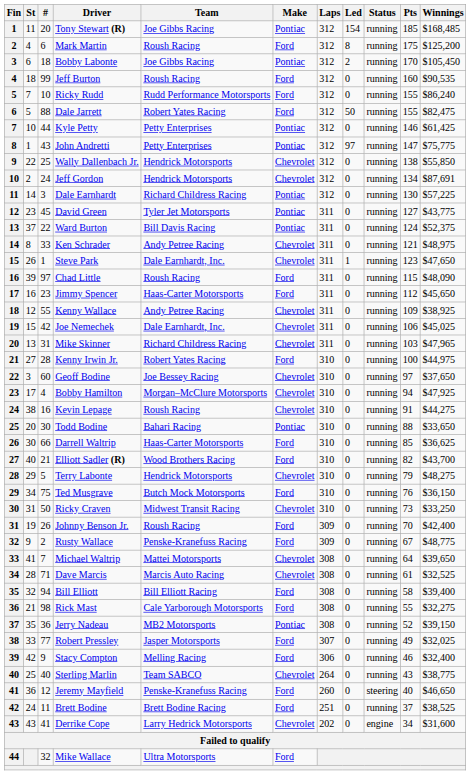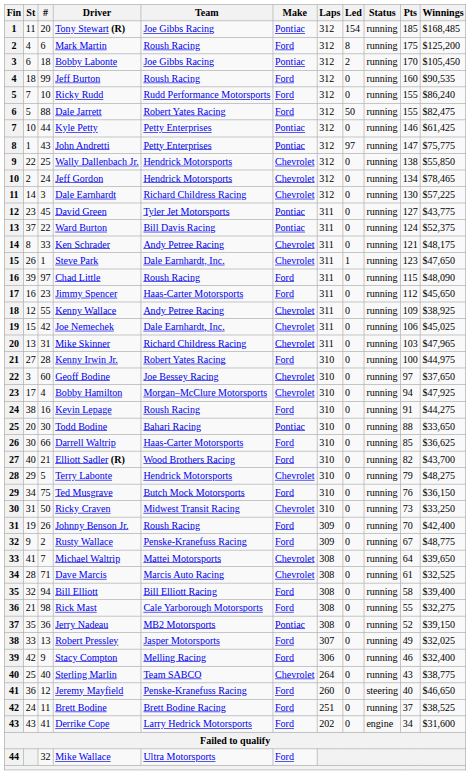(439, 178) $87,691 -> (439, 178) $78,465
(290, 194) Pontiac -> (295, 194) Chevrolet
(439, 244) $48,975 -> (439, 244) $48,175
(295, 409) Chevrolet -> (284, 409) Ford
(46, 641) 77 -> (46, 641) 13
(295, 724) Chevrolet -> (284, 724) Ford
